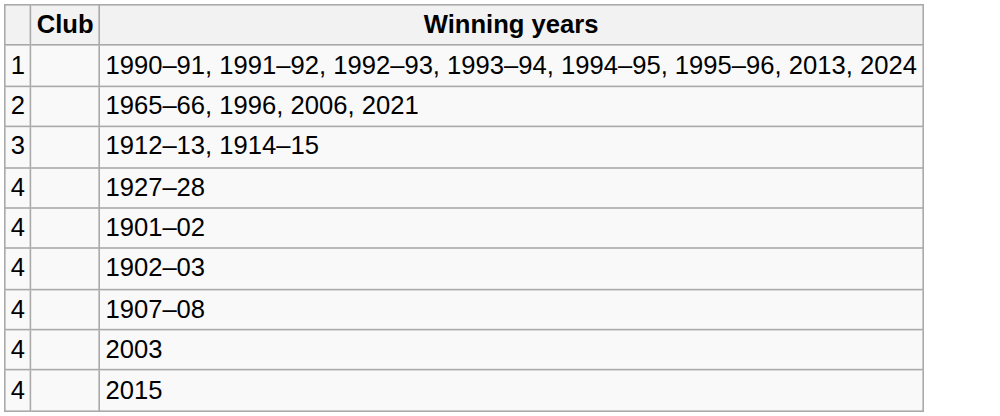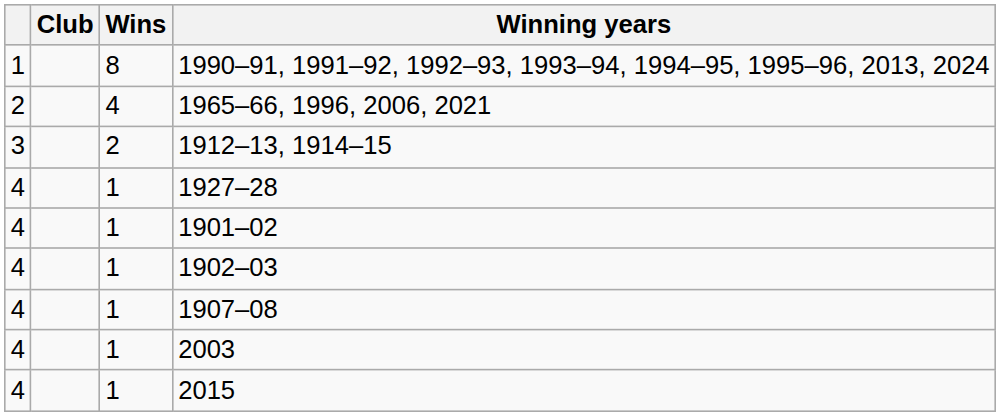+ column: (136, 24)
